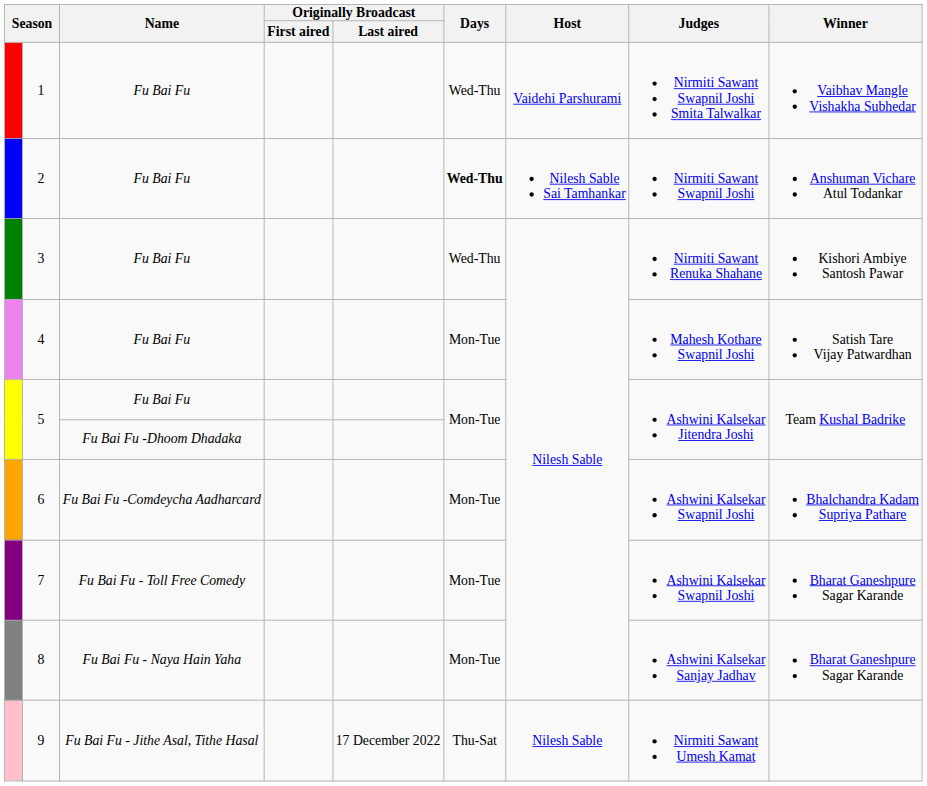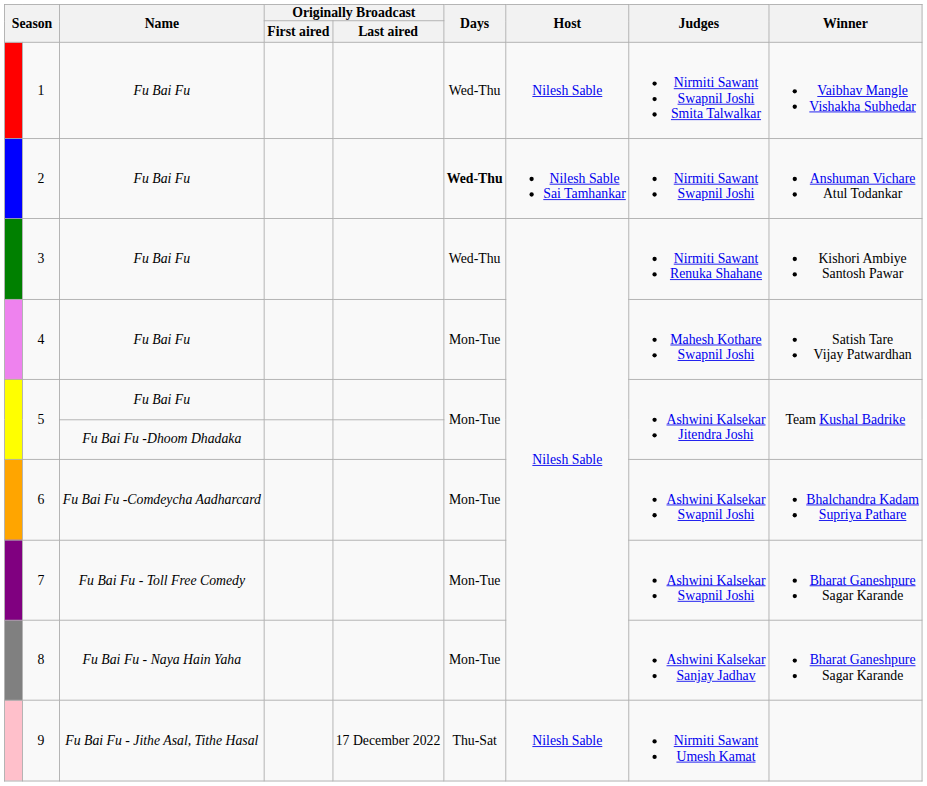(567, 98) Vaidehi Parshurami -> (567, 90) Nilesh Sable
